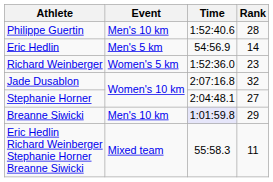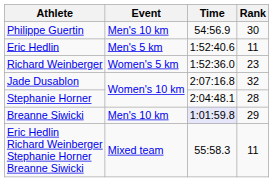(212, 30) 1:52:40.6 -> (212, 30) 54:56.9
(253, 30) 28 -> (253, 30) 30
(212, 47) 54:56.9 -> (212, 47) 1:52:40.6
(253, 47) 14 -> (253, 47) 11
(253, 99) 27 -> (253, 99) 28
